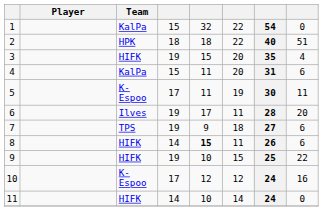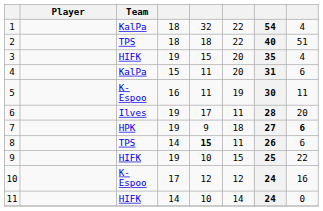(174, 27) 15 -> (174, 27) 18
(302, 27) 0 -> (302, 27) 4
(127, 42) HPK -> (127, 42) TPS
(174, 92) 17 -> (174, 92) 16
(127, 128) TPS -> (127, 128) HPK
(302, 128) normal -> (302, 128) bold
(130, 143) HIFK -> (127, 143) TPS
